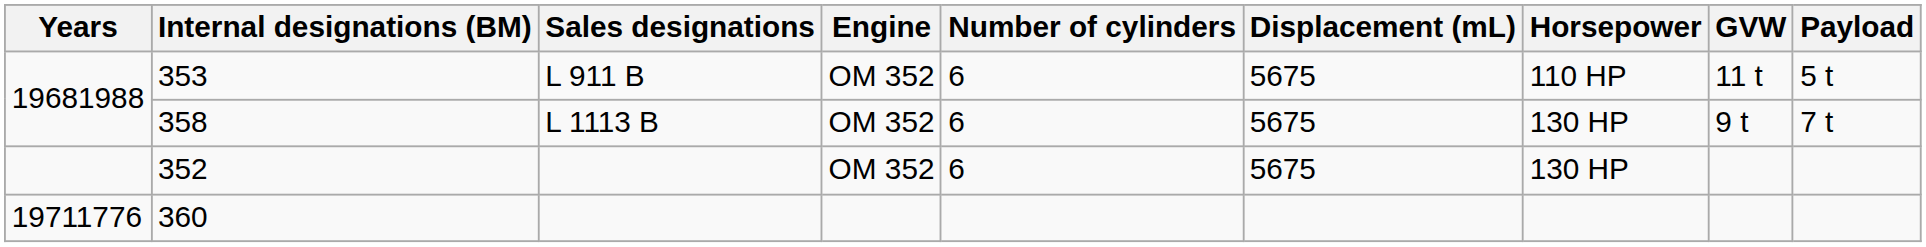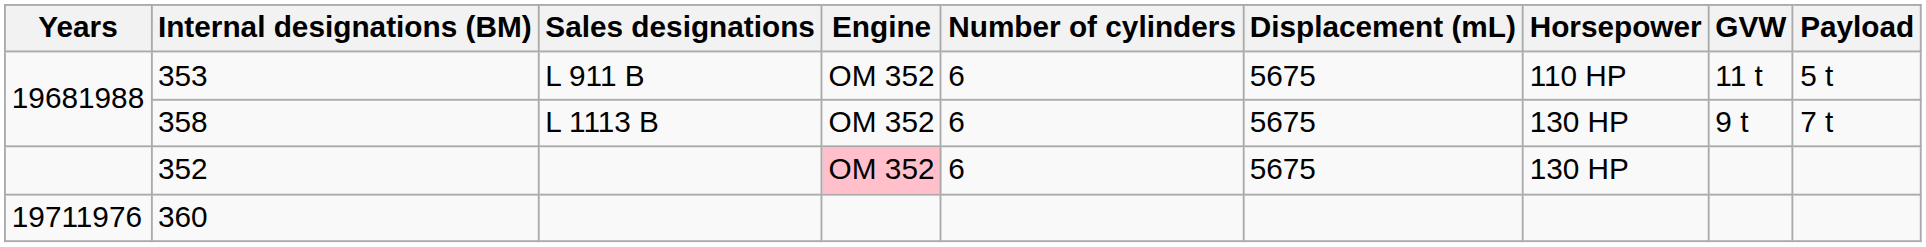(882, 169) no background -> (882, 169) pink background
(77, 216) 19711776 -> (77, 216) 19711976
